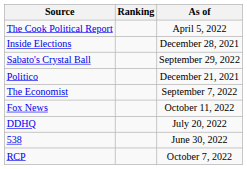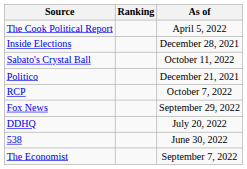(199, 60) September 29, 2022 -> (199, 60) October 11, 2022
rows swapped: (16, 156) <-> (37, 92)
(199, 108) October 11, 2022 -> (199, 108) September 29, 2022
